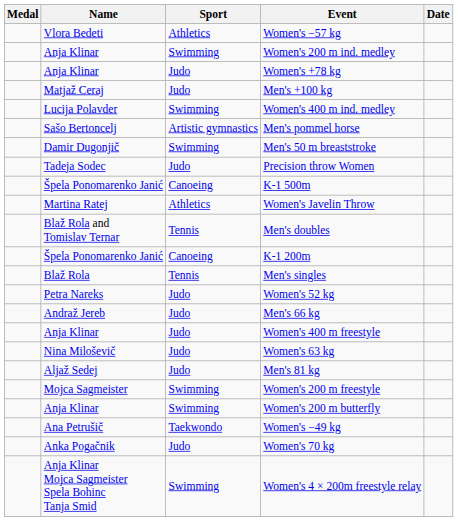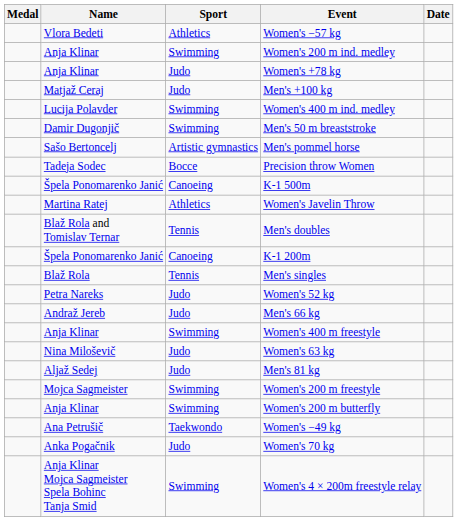rows swapped: (311, 128) <-> (320, 147)
(179, 166) Judo -> (183, 166) Bocce
(179, 332) Judo -> (194, 332) Swimming
